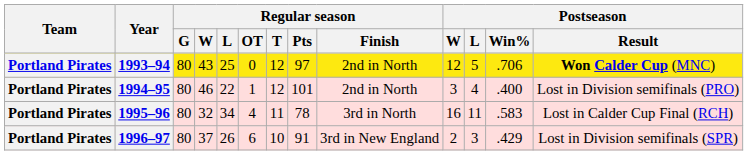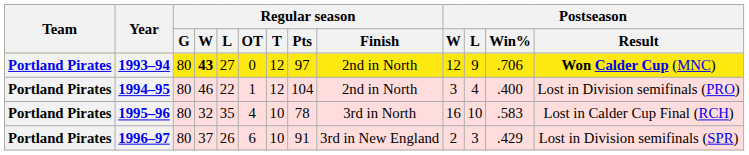(206, 65) normal -> (206, 65) bold
(227, 65) 25 -> (227, 65) 27
(475, 65) 5 -> (475, 65) 9
(302, 89) 101 -> (302, 89) 104
(227, 114) 34 -> (227, 114) 35
(277, 114) 11 -> (277, 114) 10
(475, 114) 11 -> (475, 114) 10
